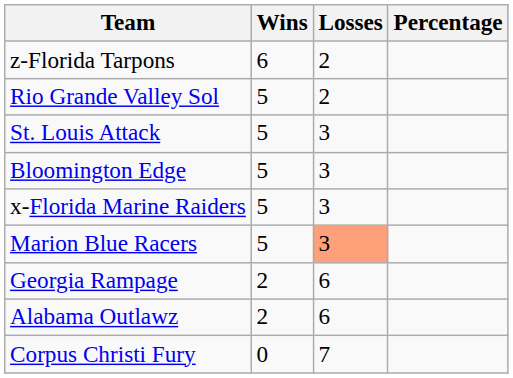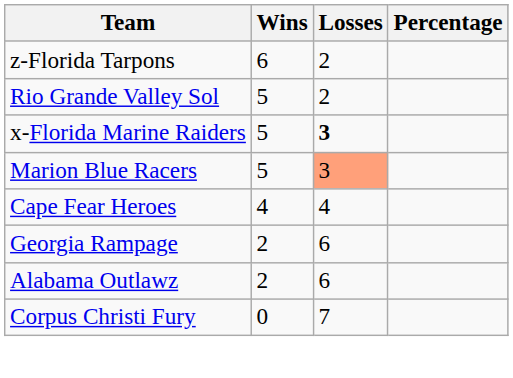- row: (85, 133)
- row: (98, 170)
(324, 206) normal -> (324, 133) bold
+ row: (93, 206)
